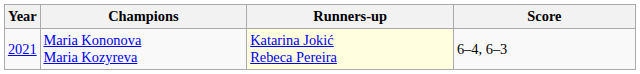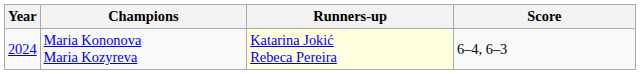(22, 49) 2021 -> (22, 49) 2024
